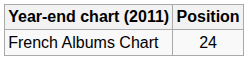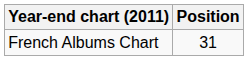(208, 42) 24 -> (208, 42) 31
